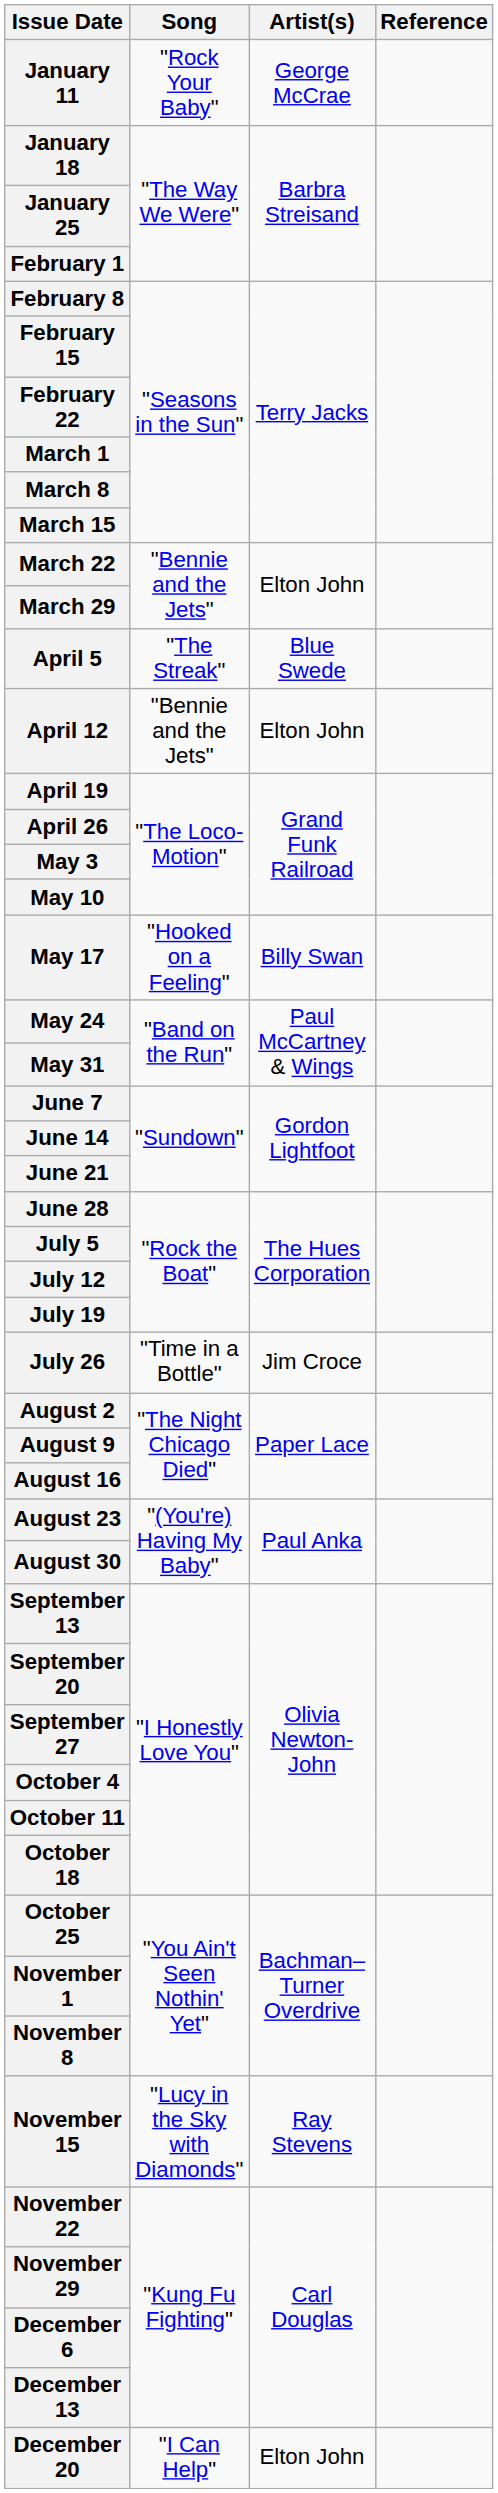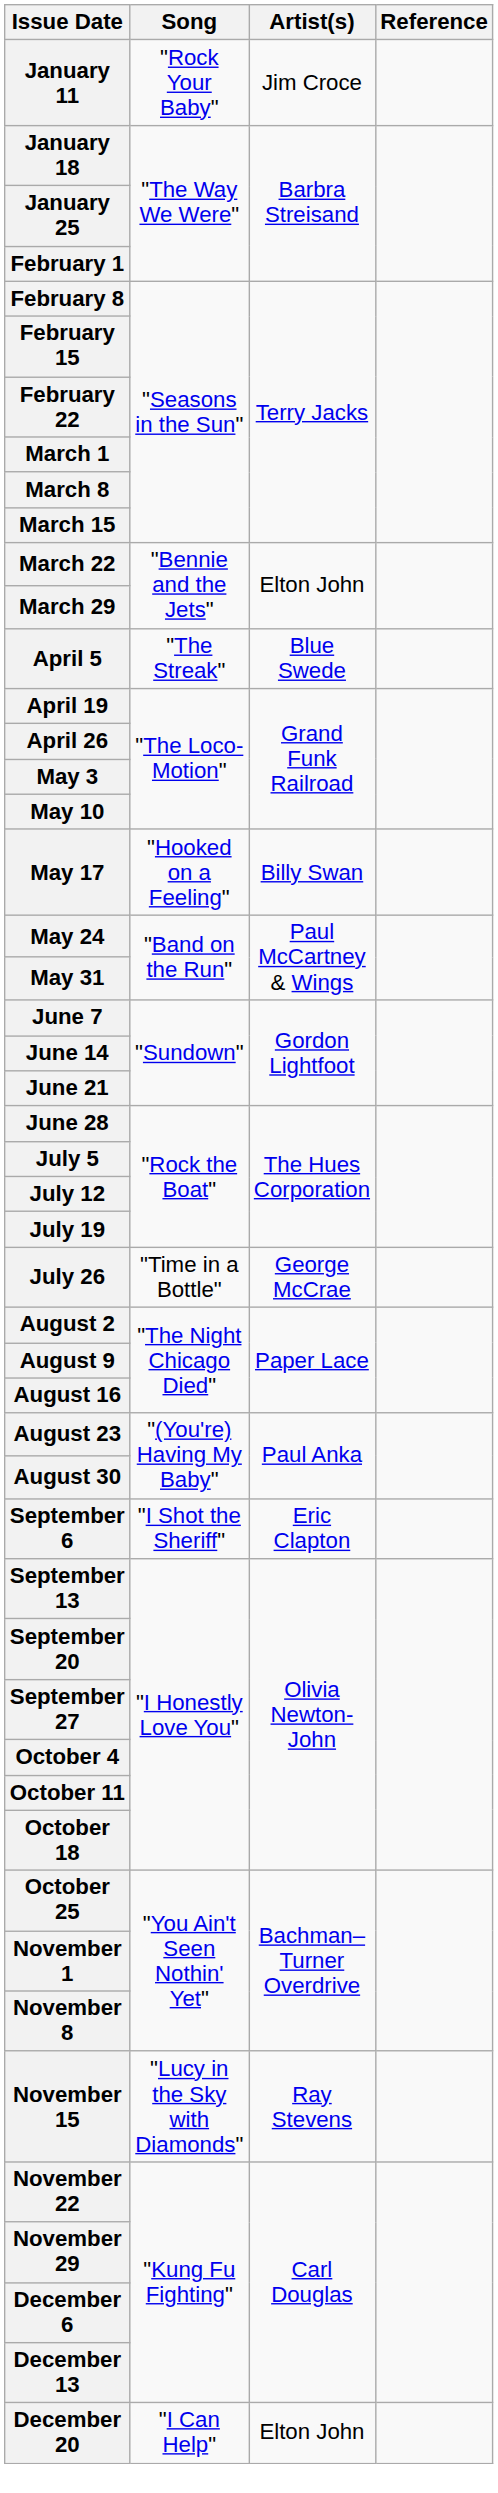(312, 82) George McCrae -> (312, 82) Jim Croce
- row: (67, 730)
(312, 1362) Jim Croce -> (312, 1276) George McCrae
+ row: (67, 1528)
